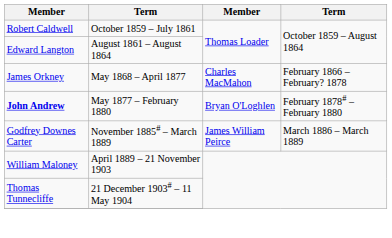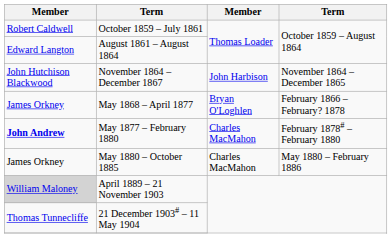+ row: (135, 77)
(228, 77) Charles MacMahon -> (231, 104) Bryan O'Loghlen
(240, 106) Bryan O'Loghlen -> (233, 133) Charles MacMahon
+ row: (140, 162)
- row: (144, 136)
(42, 164) no background -> (42, 189) lightgrey background
